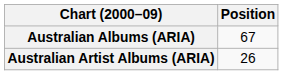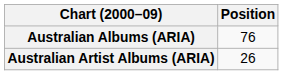(248, 37) 67 -> (248, 37) 76
